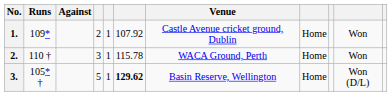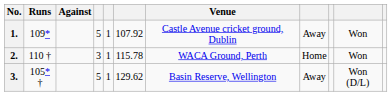(99, 34) 2 -> (99, 34) 5
(314, 34) Home -> (314, 34) Away
(129, 77) bold -> (129, 77) normal
(314, 77) Home -> (314, 77) Away
